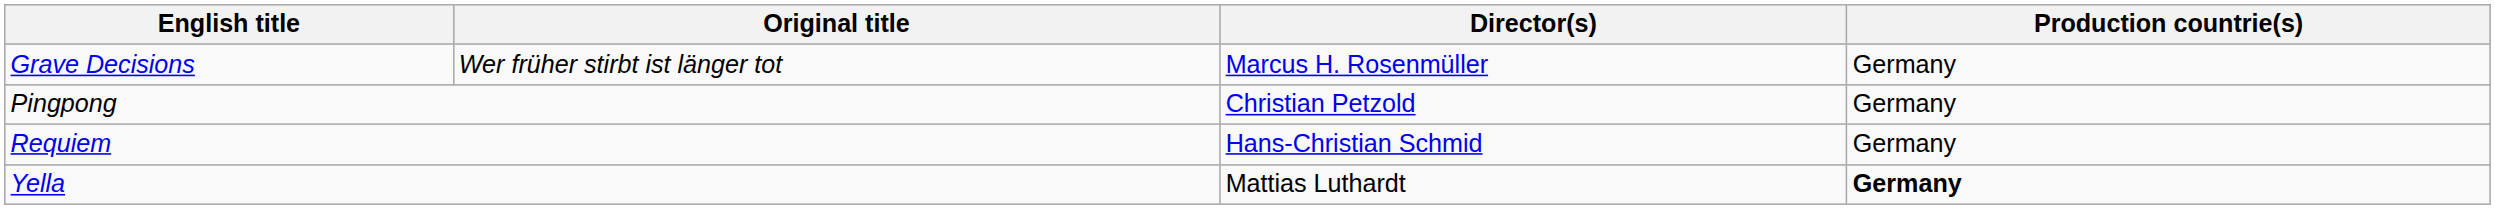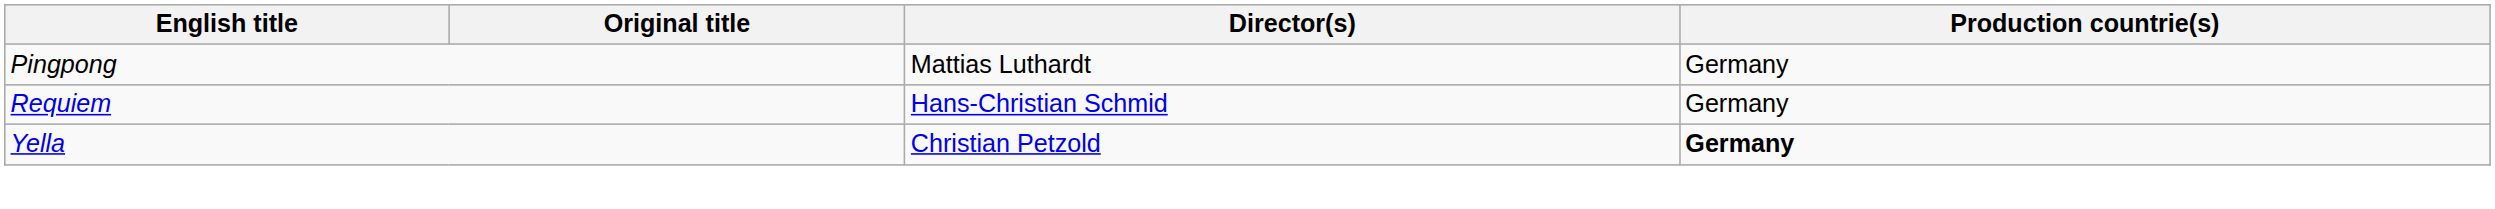- row: (103, 64)
(1321, 104) Christian Petzold -> (1001, 64) Mattias Luthardt
(1316, 183) Mattias Luthardt -> (1006, 143) Christian Petzold
